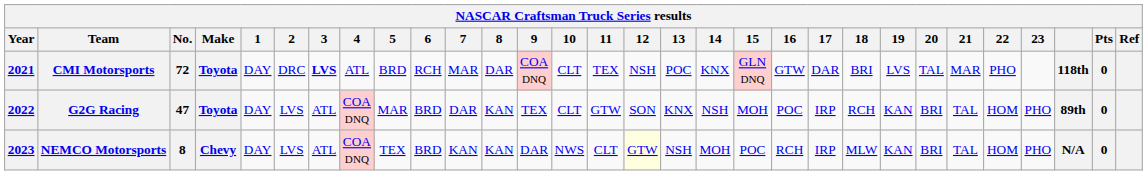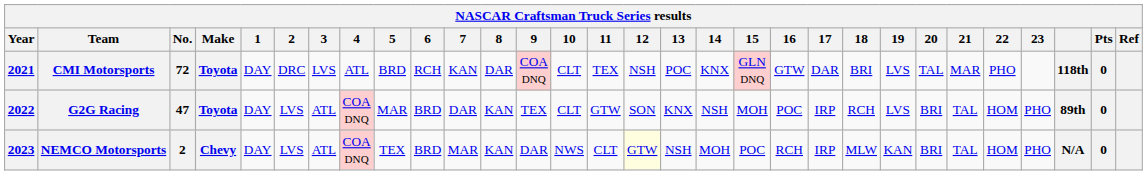(324, 70) bold -> (324, 70) normal
(463, 70) MAR -> (463, 70) KAN
(898, 110) KAN -> (898, 110) LVS
(182, 149) 8 -> (182, 149) 2
(463, 149) KAN -> (463, 149) MAR
